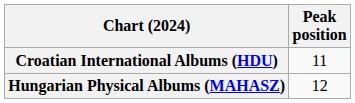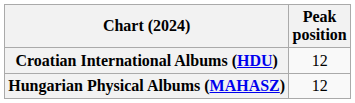(320, 60) 11 -> (320, 60) 12
